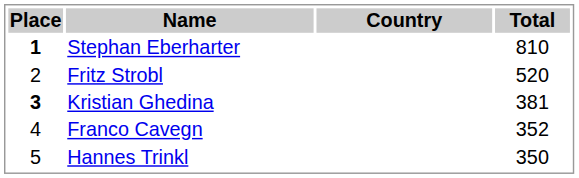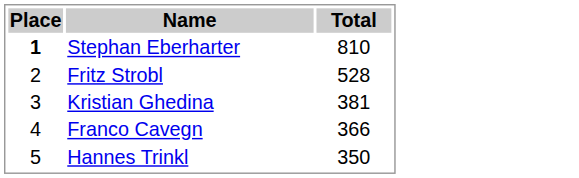- column: (404, 21)
(532, 75) 520 -> (354, 75) 528
(36, 103) bold -> (36, 103) normal
(532, 130) 352 -> (354, 130) 366
